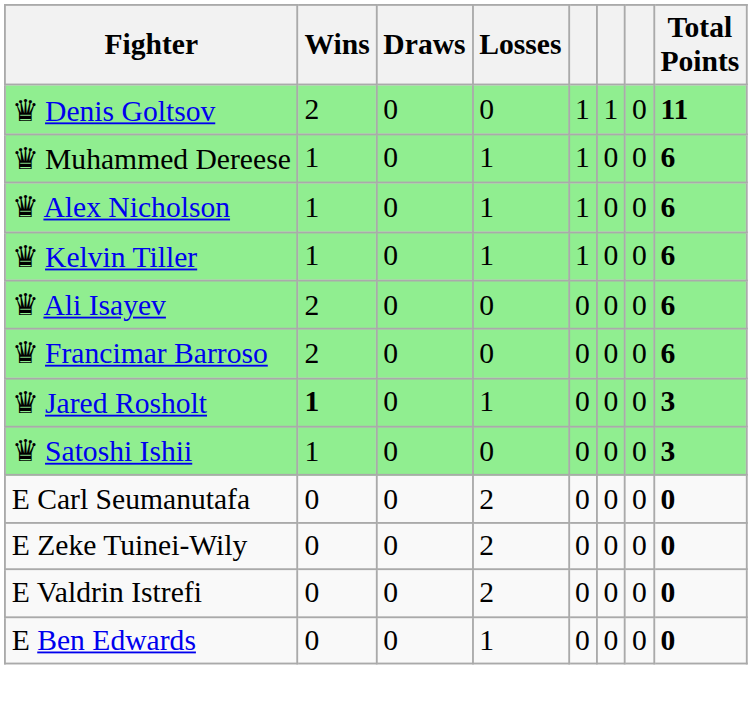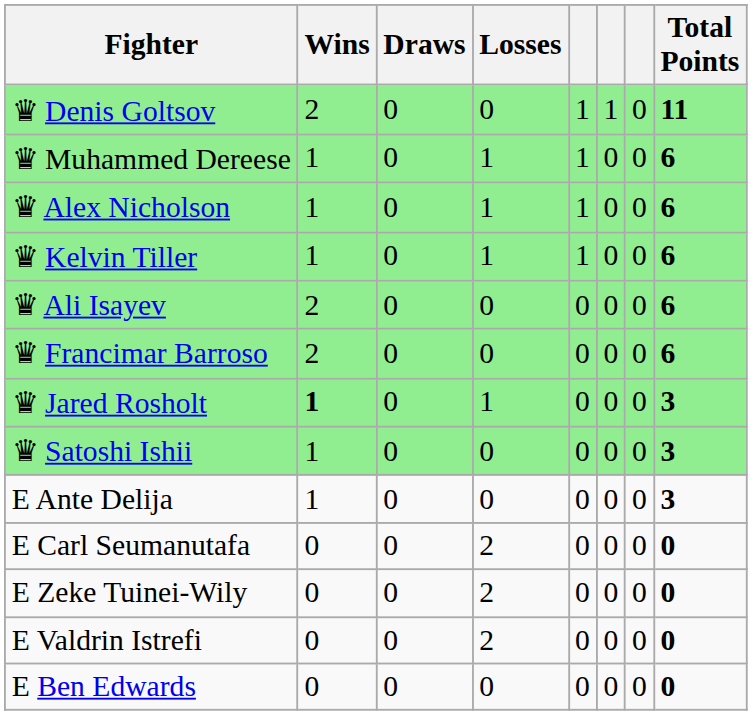+ row: (92, 498)
(487, 639) 1 -> (487, 686) 0
